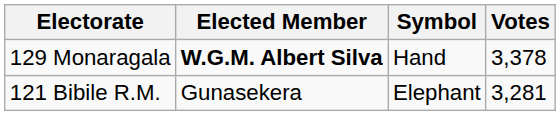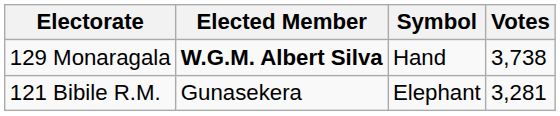(519, 57) 3,378 -> (519, 57) 3,738
